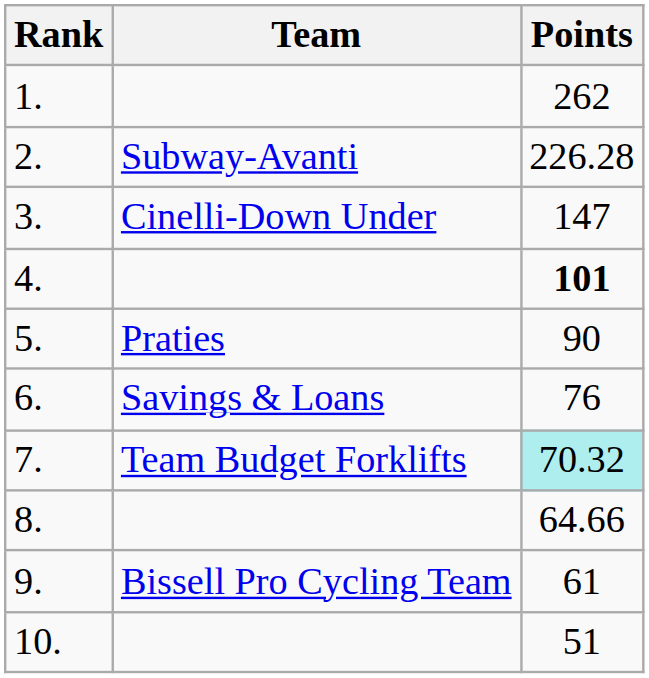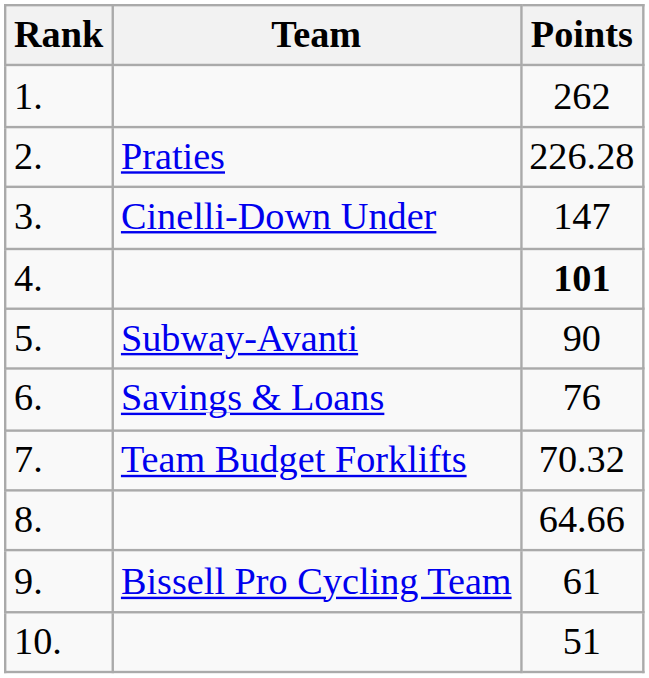(240, 156) Subway-Avanti -> (173, 156) Praties
(173, 338) Praties -> (240, 338) Subway-Avanti
(582, 459) paleturquoise background -> (582, 459) no background
